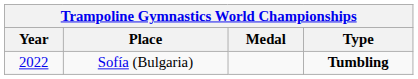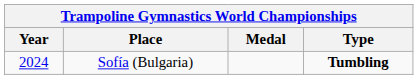(34, 62) 2022 -> (34, 62) 2024
